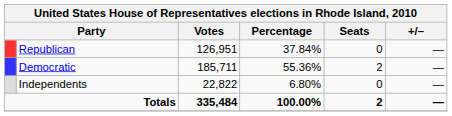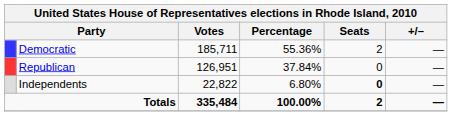rows swapped: (47, 67) <-> (47, 49)
(379, 85) normal -> (379, 85) bold
